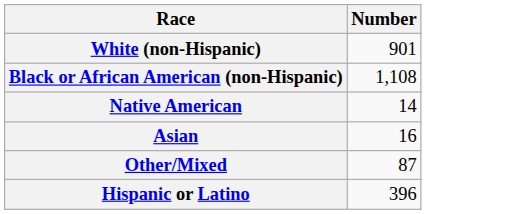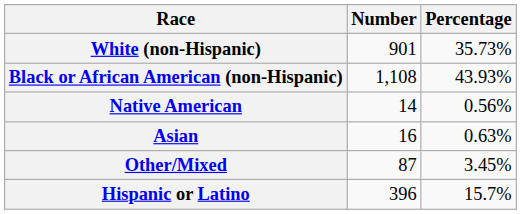+ column: (468, 19)
